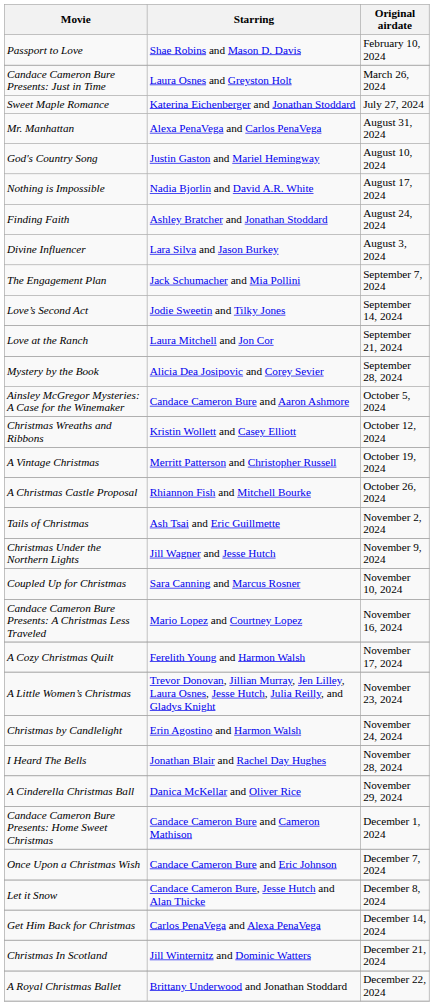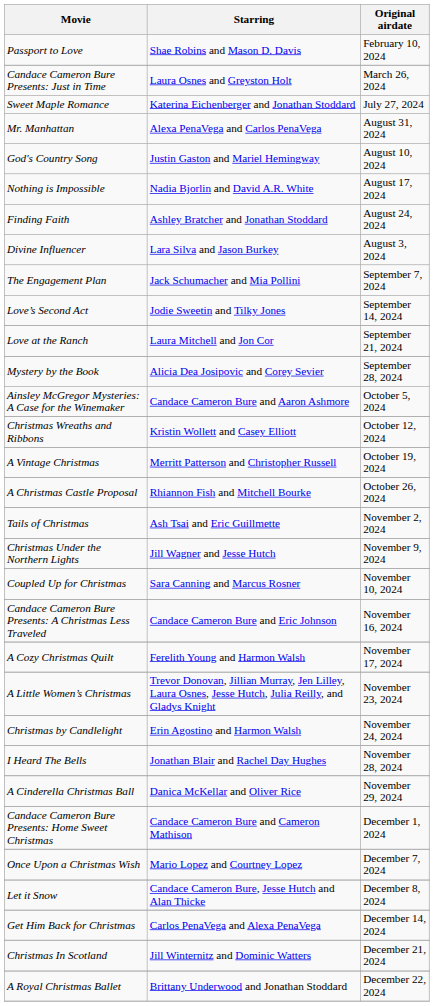(226, 620) Mario Lopez and Courtney Lopez -> (243, 620) Candace Cameron Bure and Eric Johnson
(243, 864) Candace Cameron Bure and Eric Johnson -> (226, 864) Mario Lopez and Courtney Lopez
